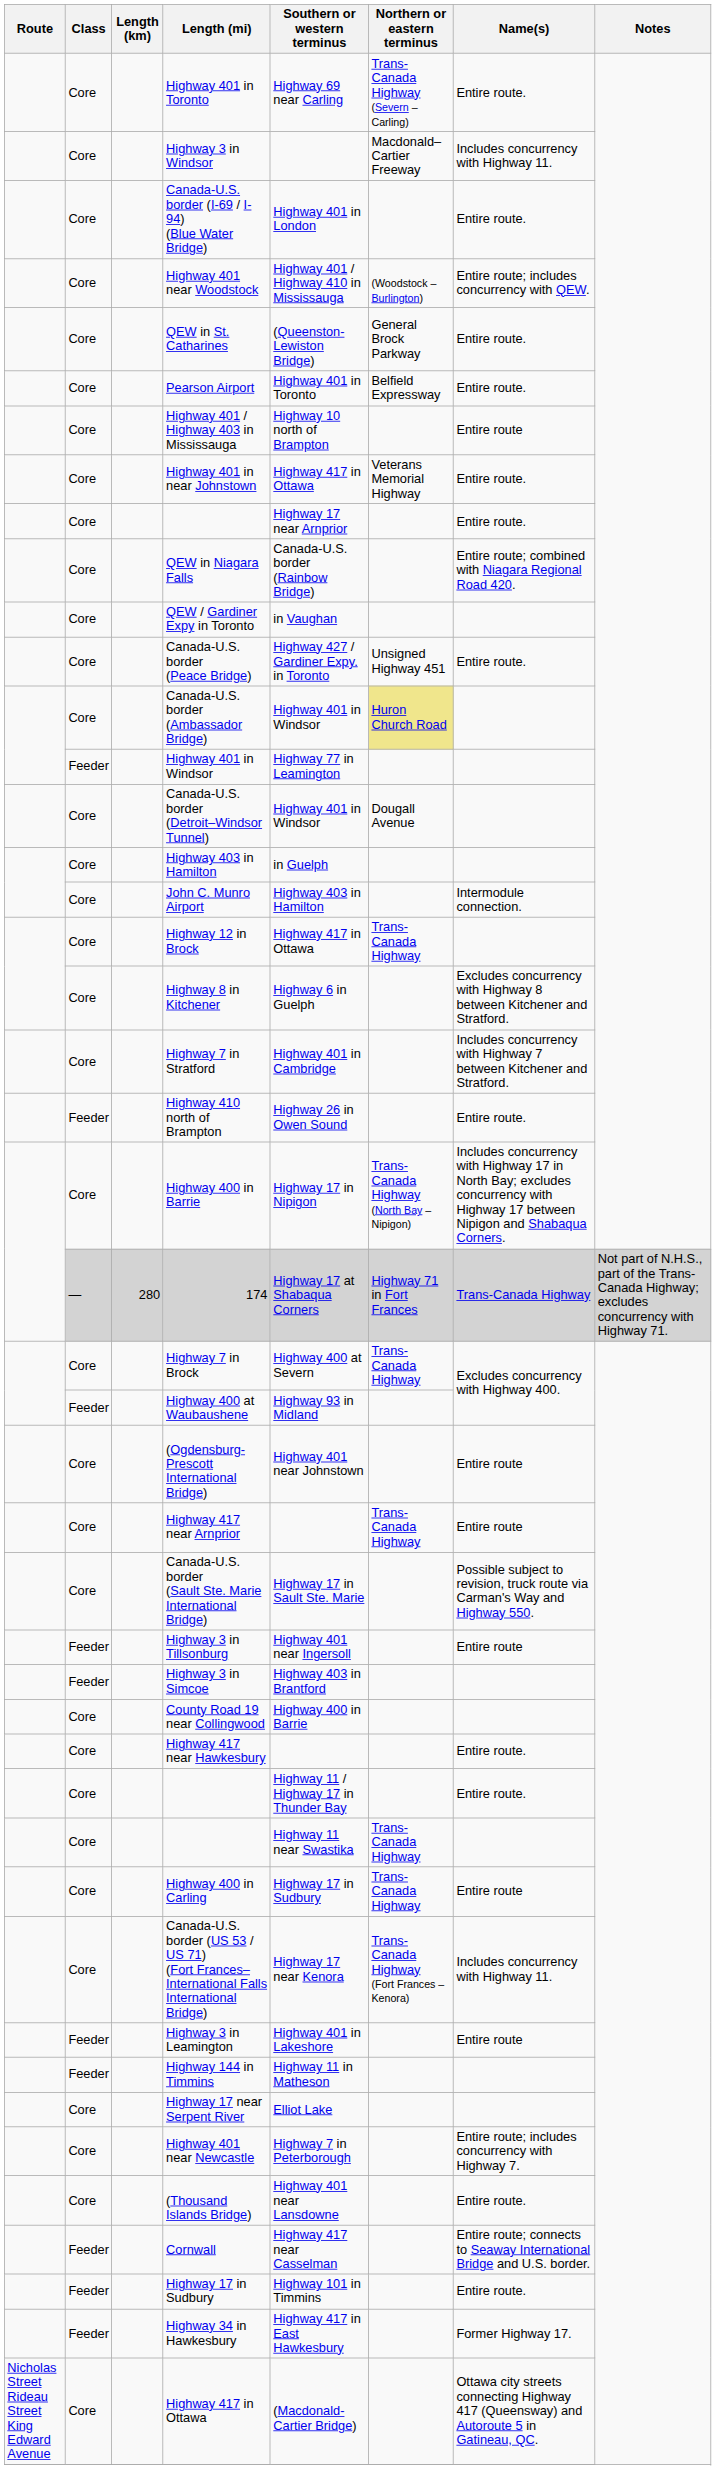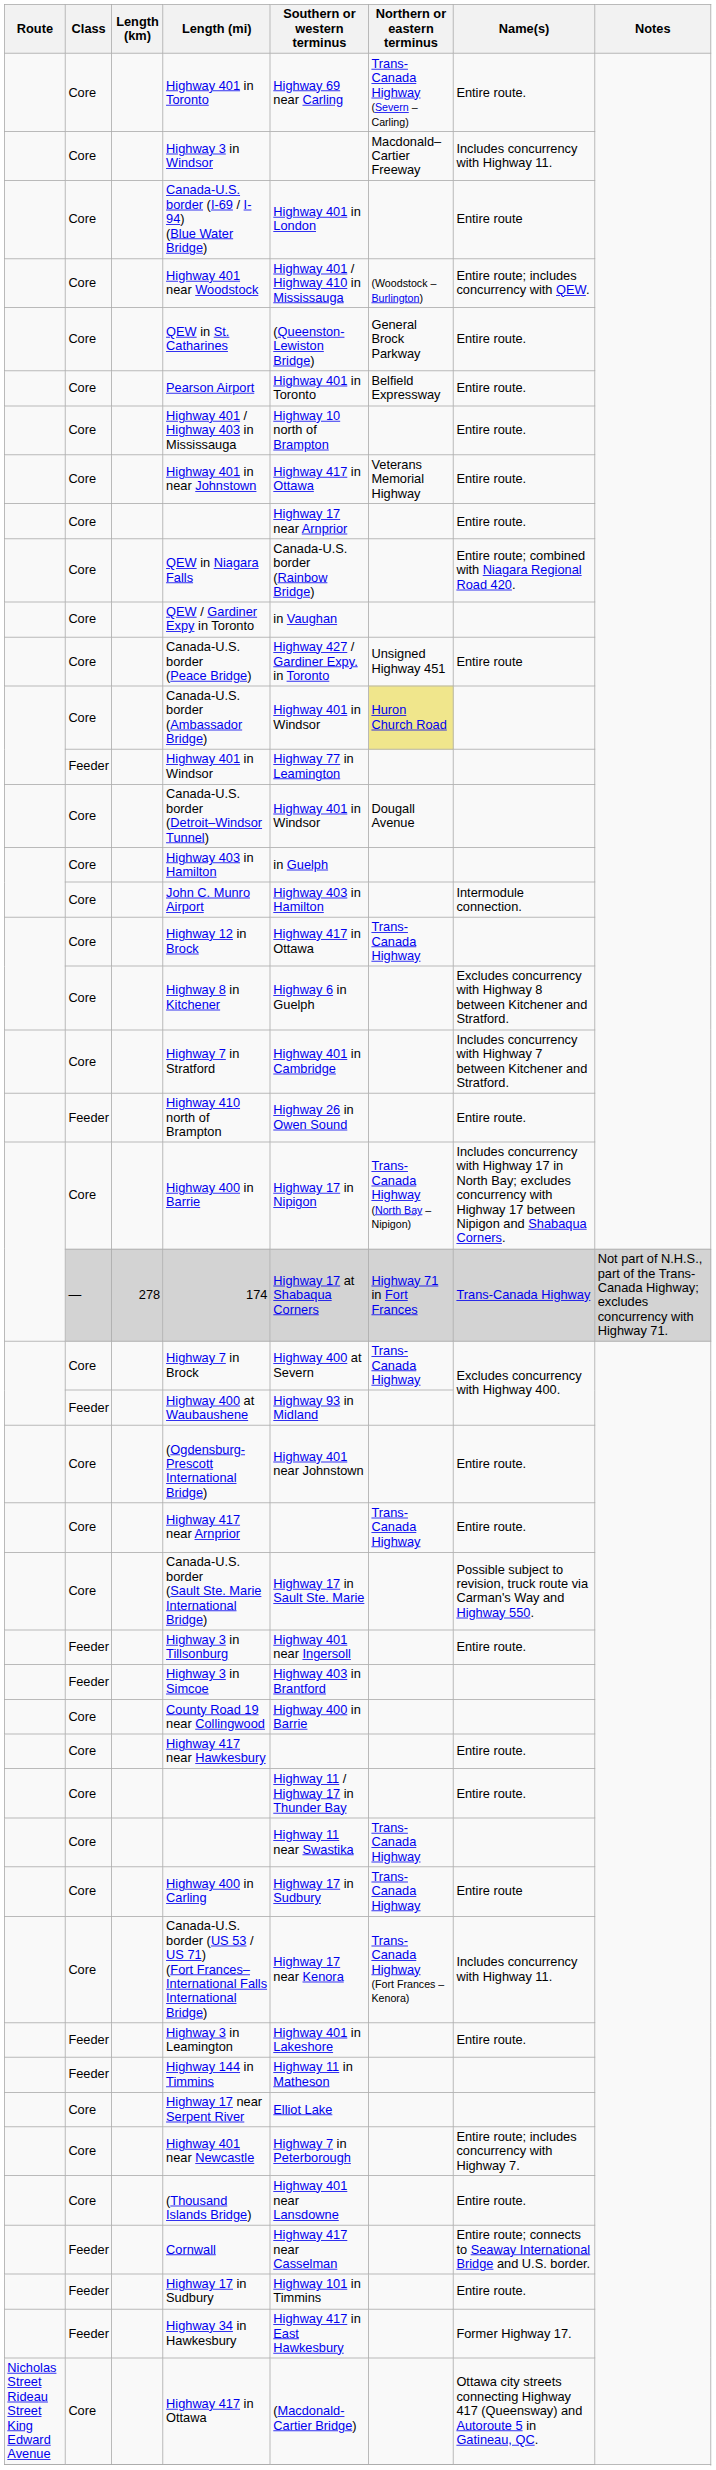(491, 219) Entire route. -> (489, 219) Entire route
(489, 430) Entire route -> (491, 430) Entire route.
(491, 661) Entire route. -> (489, 661) Entire route
(149, 1295) 280 -> (149, 1295) 278
(489, 1464) Entire route -> (491, 1464) Entire route.
(489, 1527) Entire route -> (491, 1527) Entire route.
(489, 1647) Entire route -> (491, 1647) Entire route.
(489, 2040) Entire route -> (491, 2040) Entire route.
